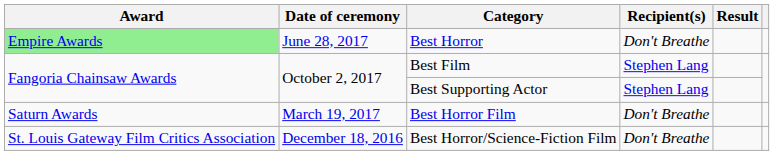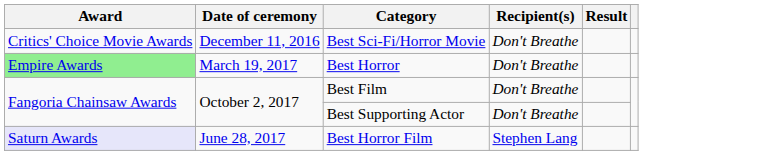+ row: (406, 41)
(325, 41) June 28, 2017 -> (248, 65) March 19, 2017
(666, 65) Stephen Lang -> (535, 89) Don't Breathe
(666, 89) Stephen Lang -> (535, 114) Don't Breathe
(53, 114) no background -> (53, 138) lavender background
(331, 114) March 19, 2017 -> (242, 138) June 28, 2017
(666, 114) Don't Breathe -> (535, 138) Stephen Lang
- row: (513, 138)
